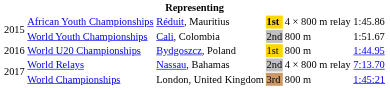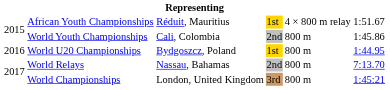(273, 22) bold -> (273, 22) normal
(369, 22) 1:45.86 -> (369, 22) 1:51.67
(369, 36) 1:51.67 -> (369, 36) 1:45.86
(318, 65) 4 × 800 m relay -> (298, 65) 800 m
